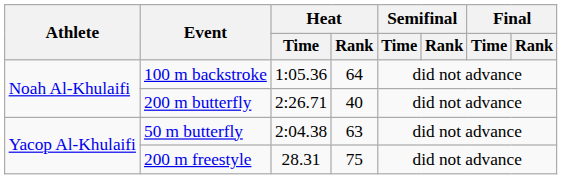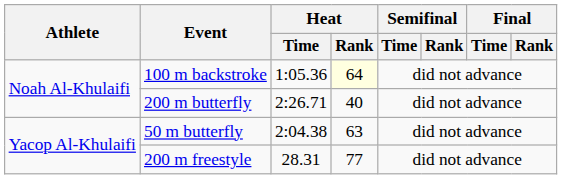(354, 74) no background -> (354, 74) lightyellow background
(354, 160) 75 -> (354, 160) 77
